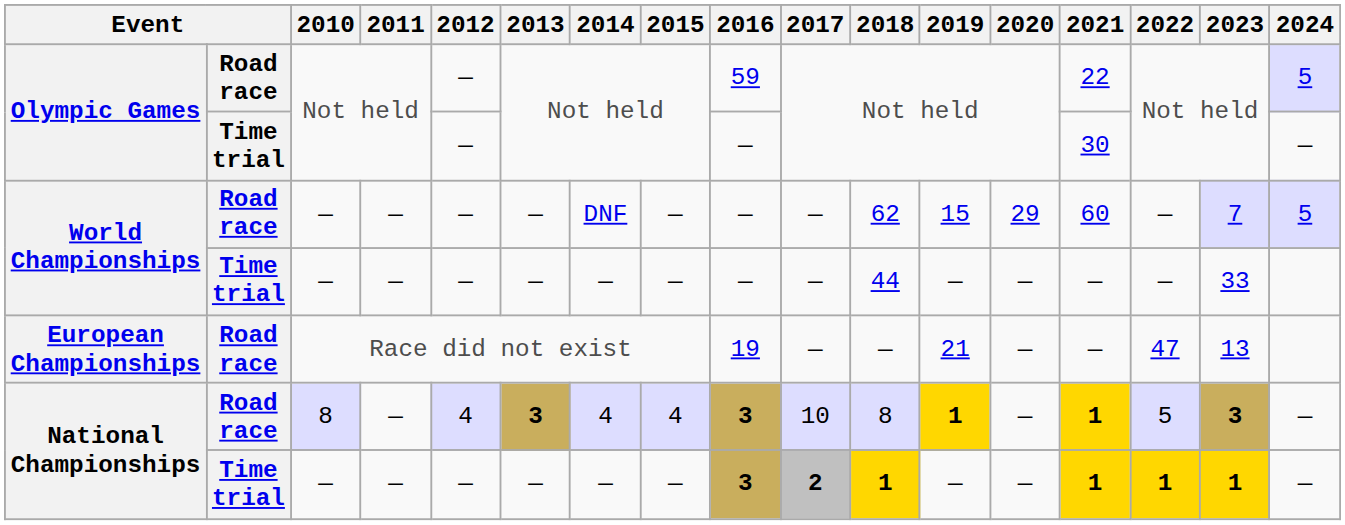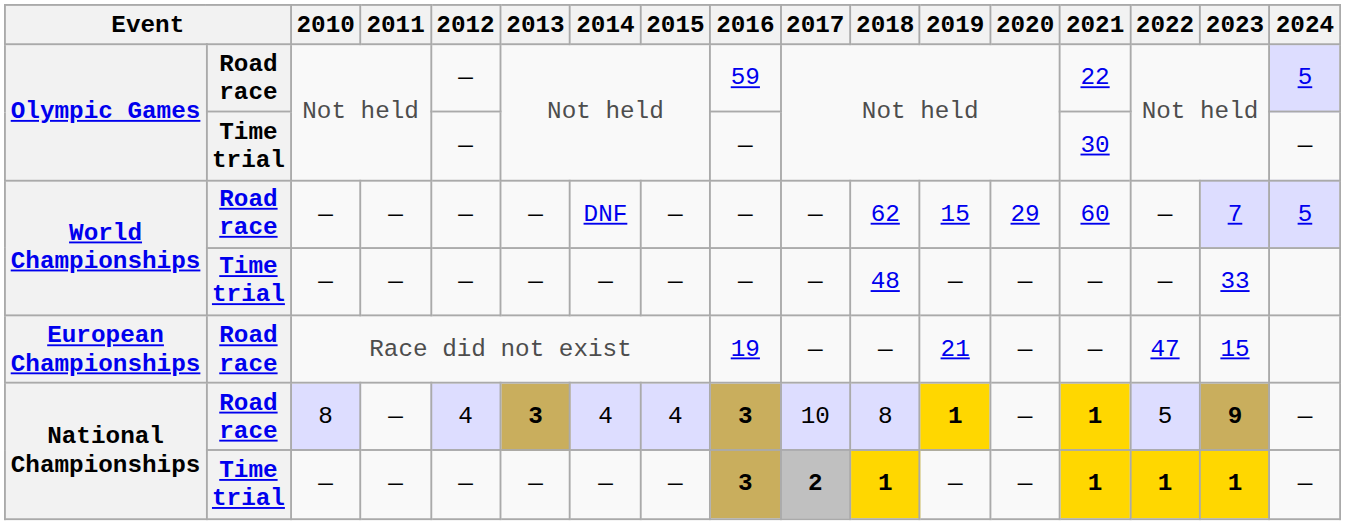(885, 281) 44 -> (885, 281) 48
(1235, 349) 13 -> (1235, 349) 15
(1235, 417) 3 -> (1235, 417) 9
